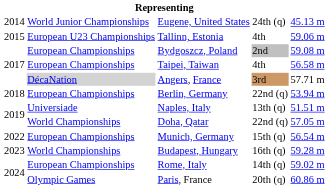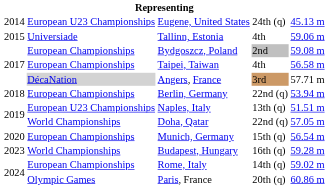(88, 22) World Junior Championships -> (91, 22) European U23 Championships
(91, 36) European U23 Championships -> (52, 36) Universiade
(52, 108) Universiade -> (91, 108) European U23 Championships
(14, 136) 2022 -> (14, 136) 2020
